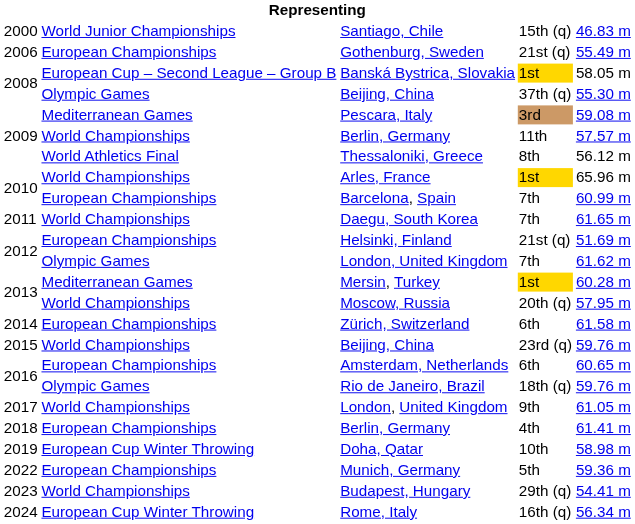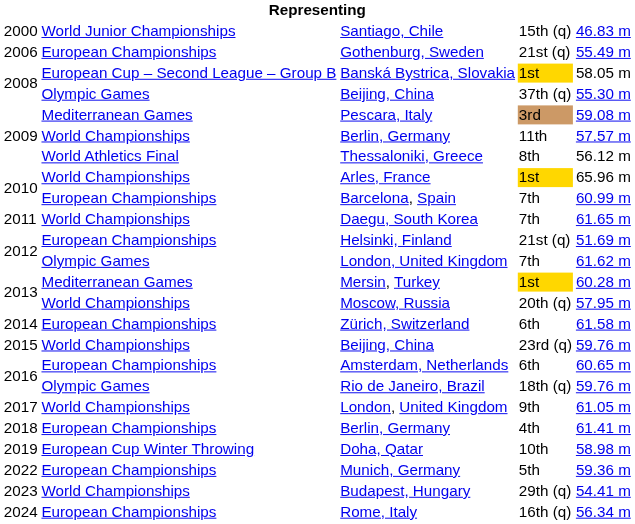(148, 512) European Cup Winter Throwing -> (129, 512) European Championships
